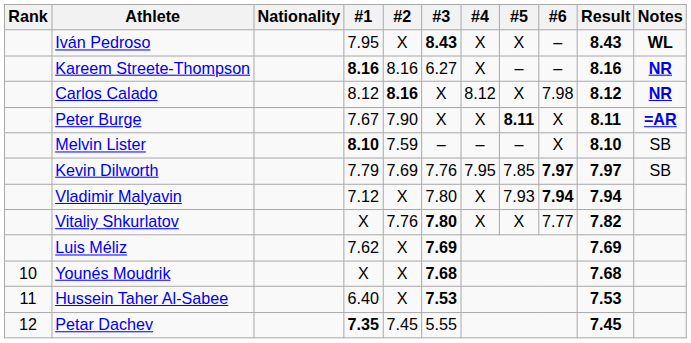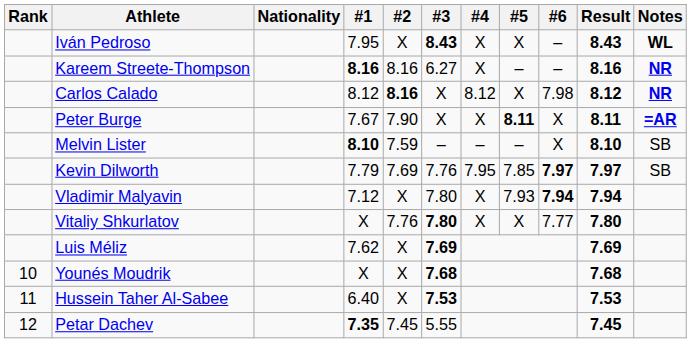(606, 222) 7.82 -> (606, 222) 7.80
